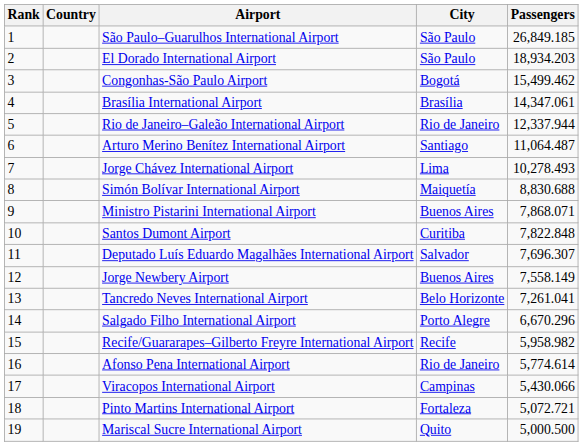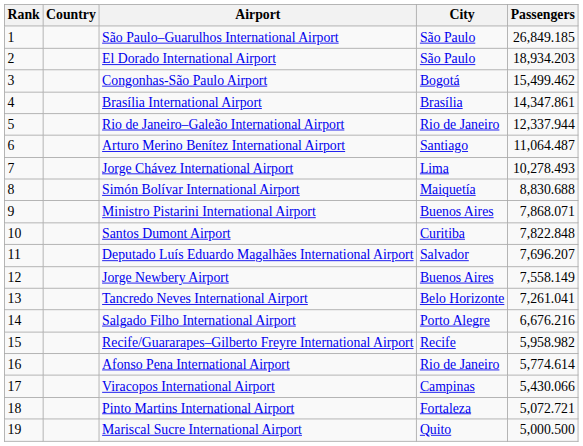(544, 102) 14,347.061 -> (544, 102) 14,347.861
(547, 255) 7,696.307 -> (547, 255) 7,696.207
(547, 320) 6,670.296 -> (547, 320) 6,676.216
